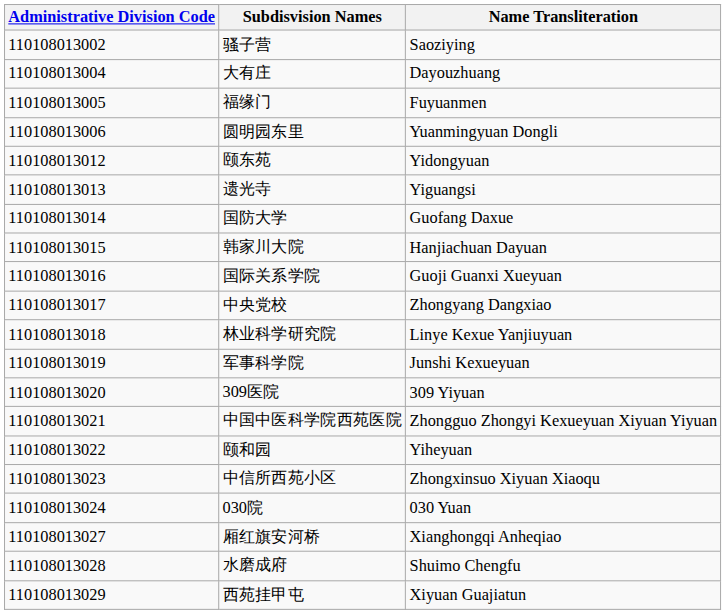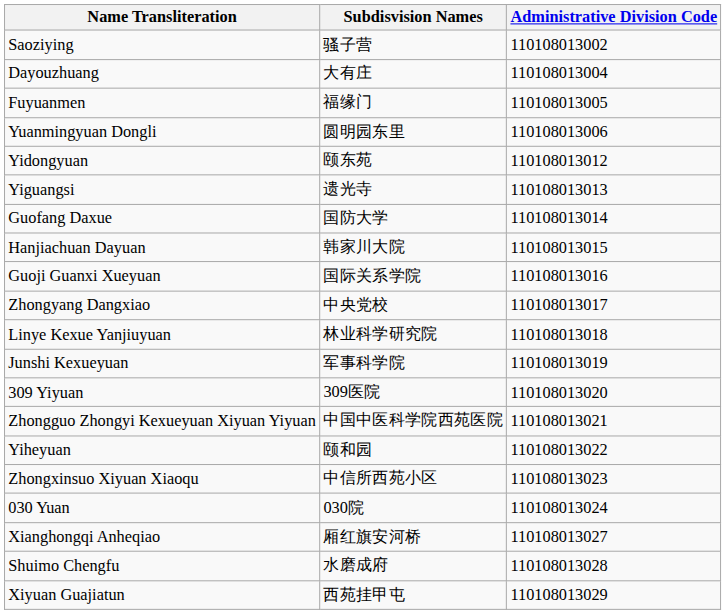columns swapped: (112, 17) <-> (563, 17)
